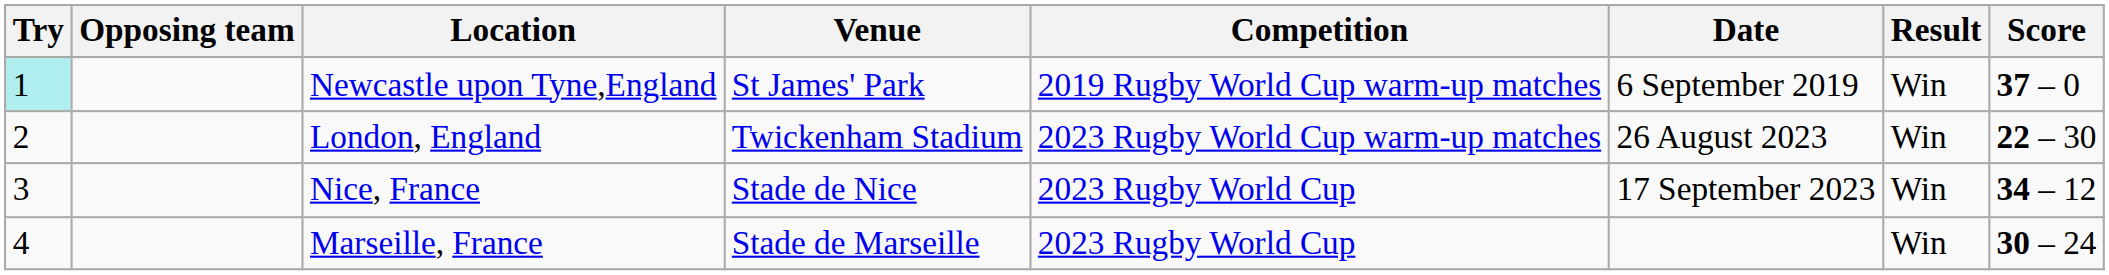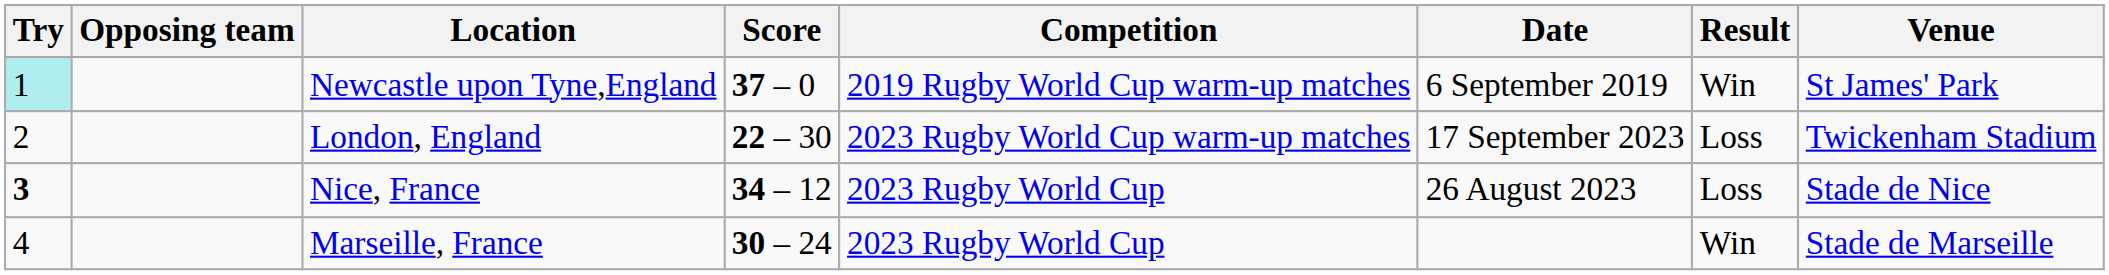columns swapped: (877, 30) <-> (2047, 30)
(1722, 136) 26 August 2023 -> (1555, 136) 17 September 2023
(1919, 136) Win -> (1731, 136) Loss
(21, 189) normal -> (21, 189) bold
(1746, 189) 17 September 2023 -> (1531, 189) 26 August 2023
(1919, 189) Win -> (1731, 189) Loss
